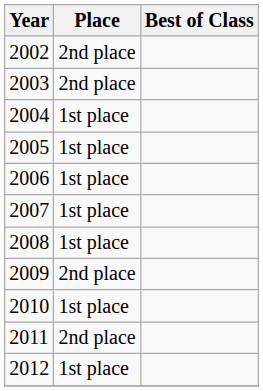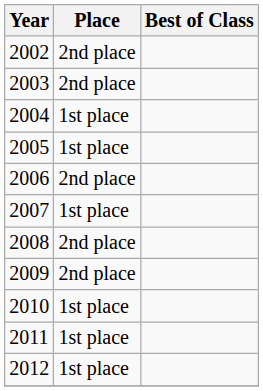(94, 178) 1st place -> (97, 178) 2nd place
(94, 242) 1st place -> (97, 242) 2nd place
(97, 337) 2nd place -> (94, 337) 1st place
